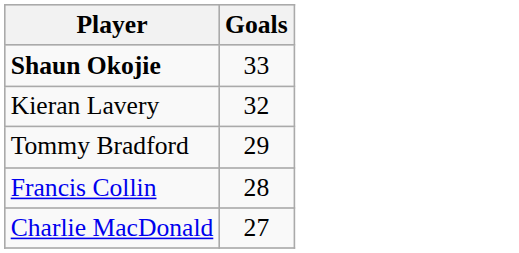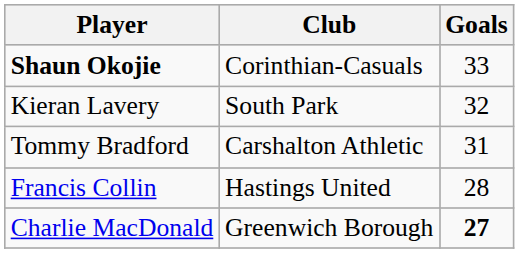+ column: (329, 24)
(256, 146) 29 -> (477, 146) 31
(256, 227) normal -> (477, 227) bold
